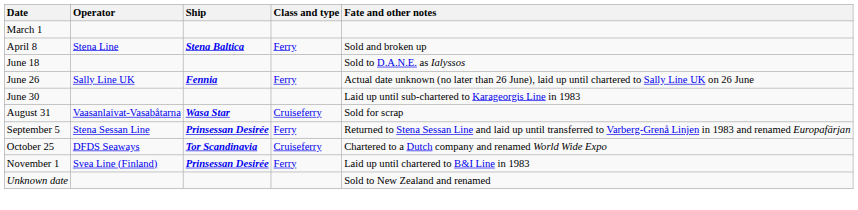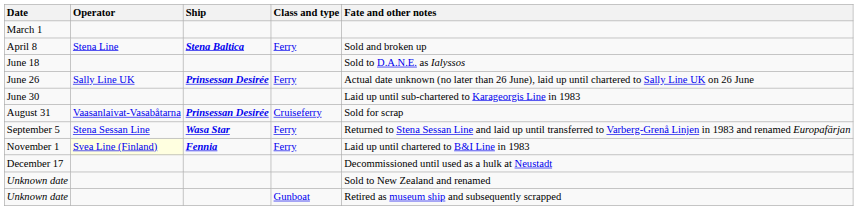(202, 79) Fennia -> (227, 79) Prinsessan Desirée
(208, 113) Wasa Star -> (227, 113) Prinsessan Desirée
(227, 130) Prinsessan Desirée -> (208, 130) Wasa Star
- row: (30, 146)
(115, 163) no background -> (115, 146) lightyellow background
(227, 163) Prinsessan Desirée -> (202, 146) Fennia
+ row: (35, 163)
+ row: (37, 197)
